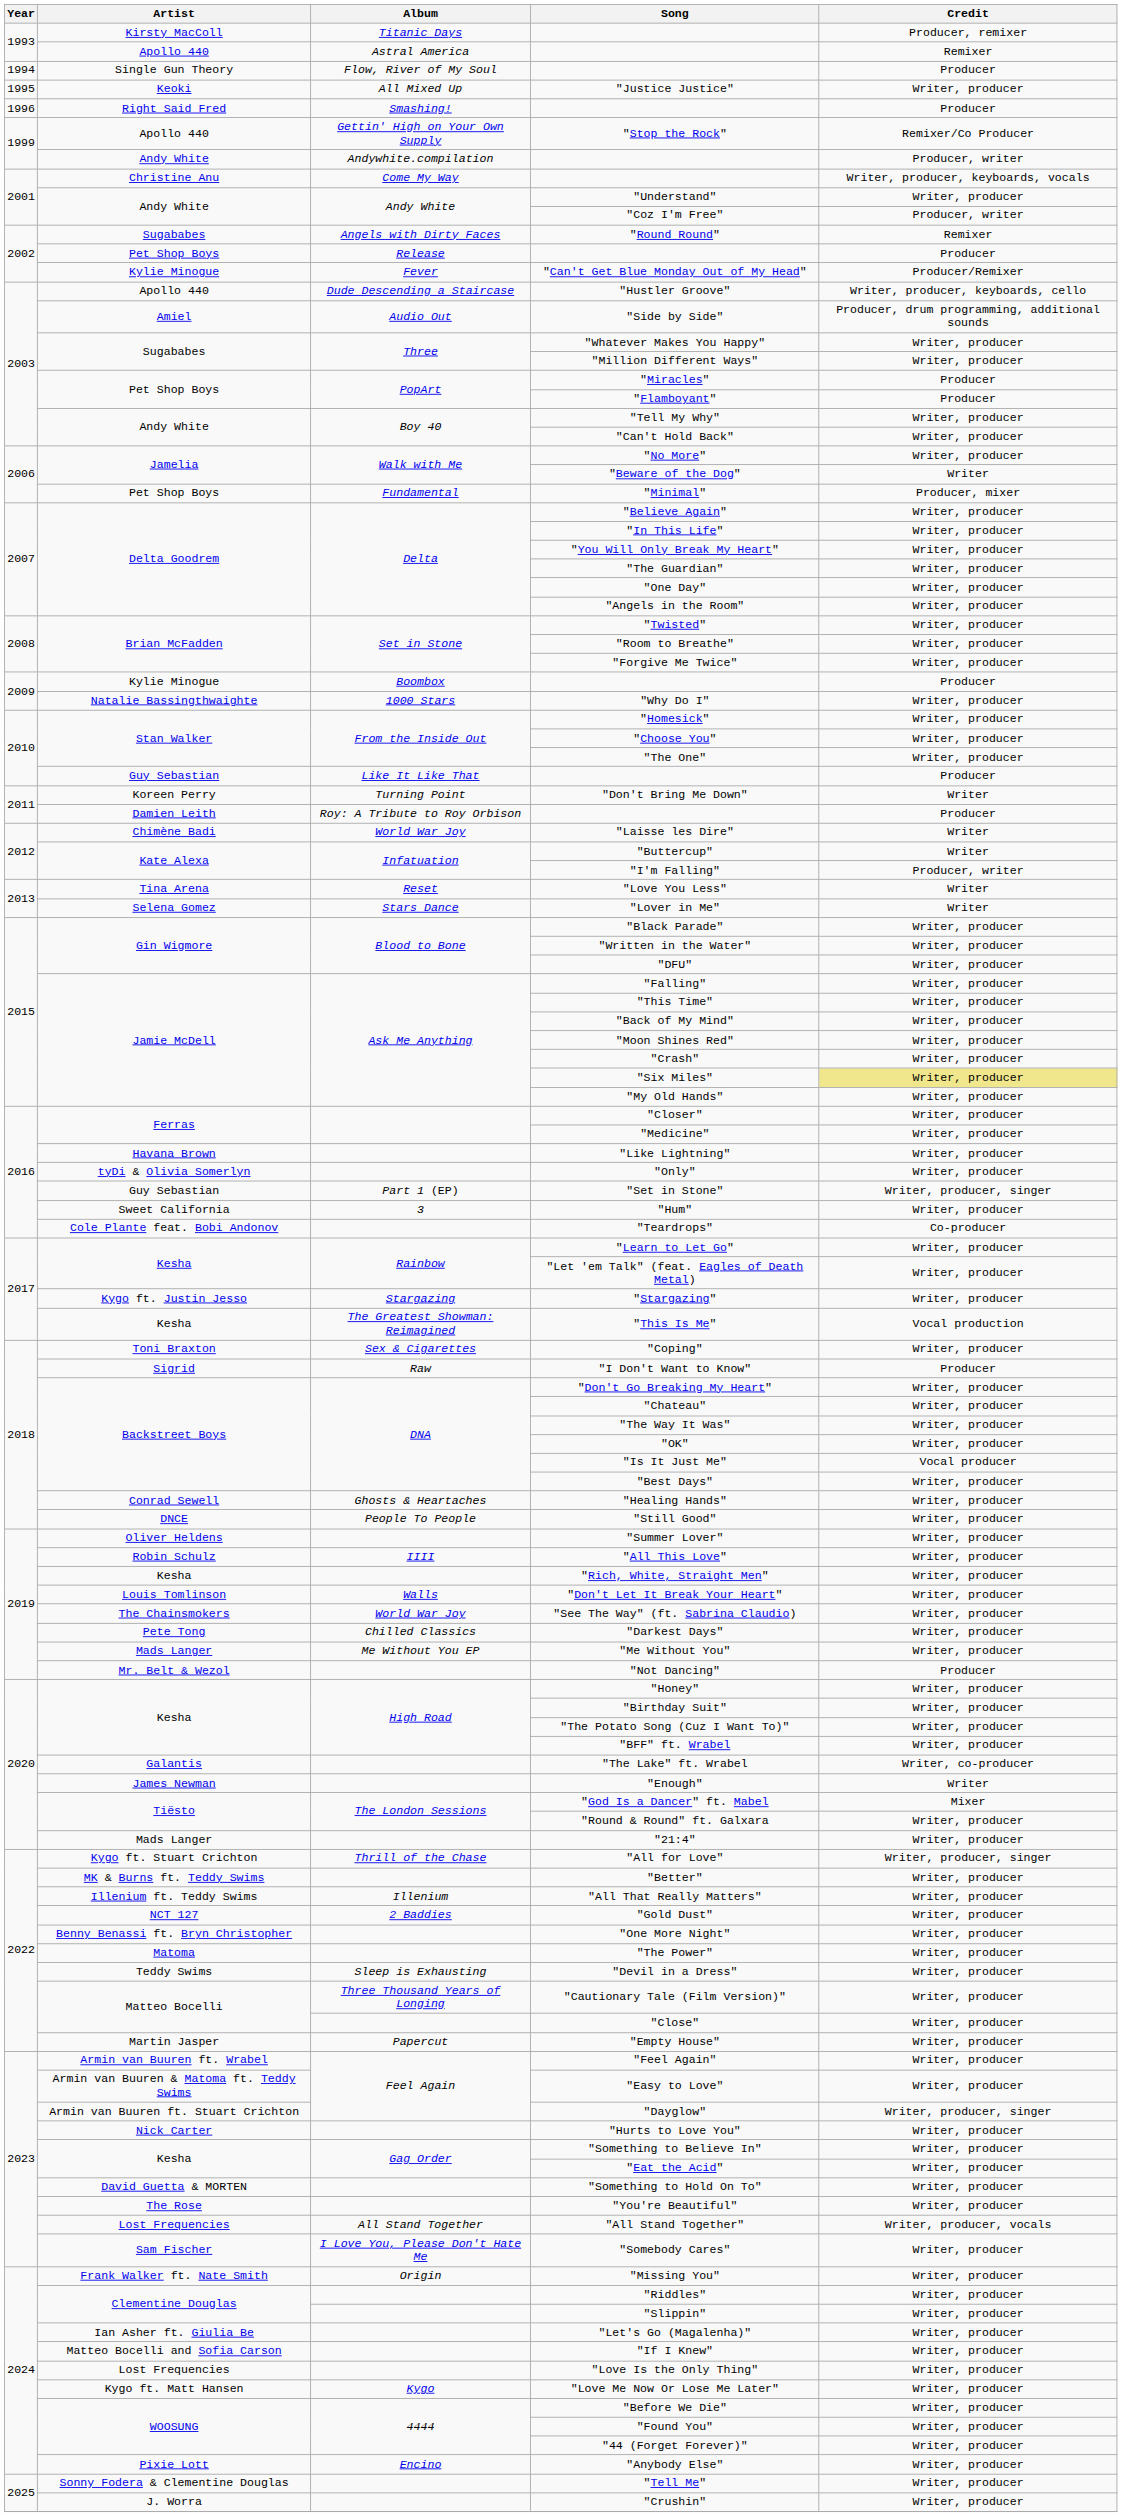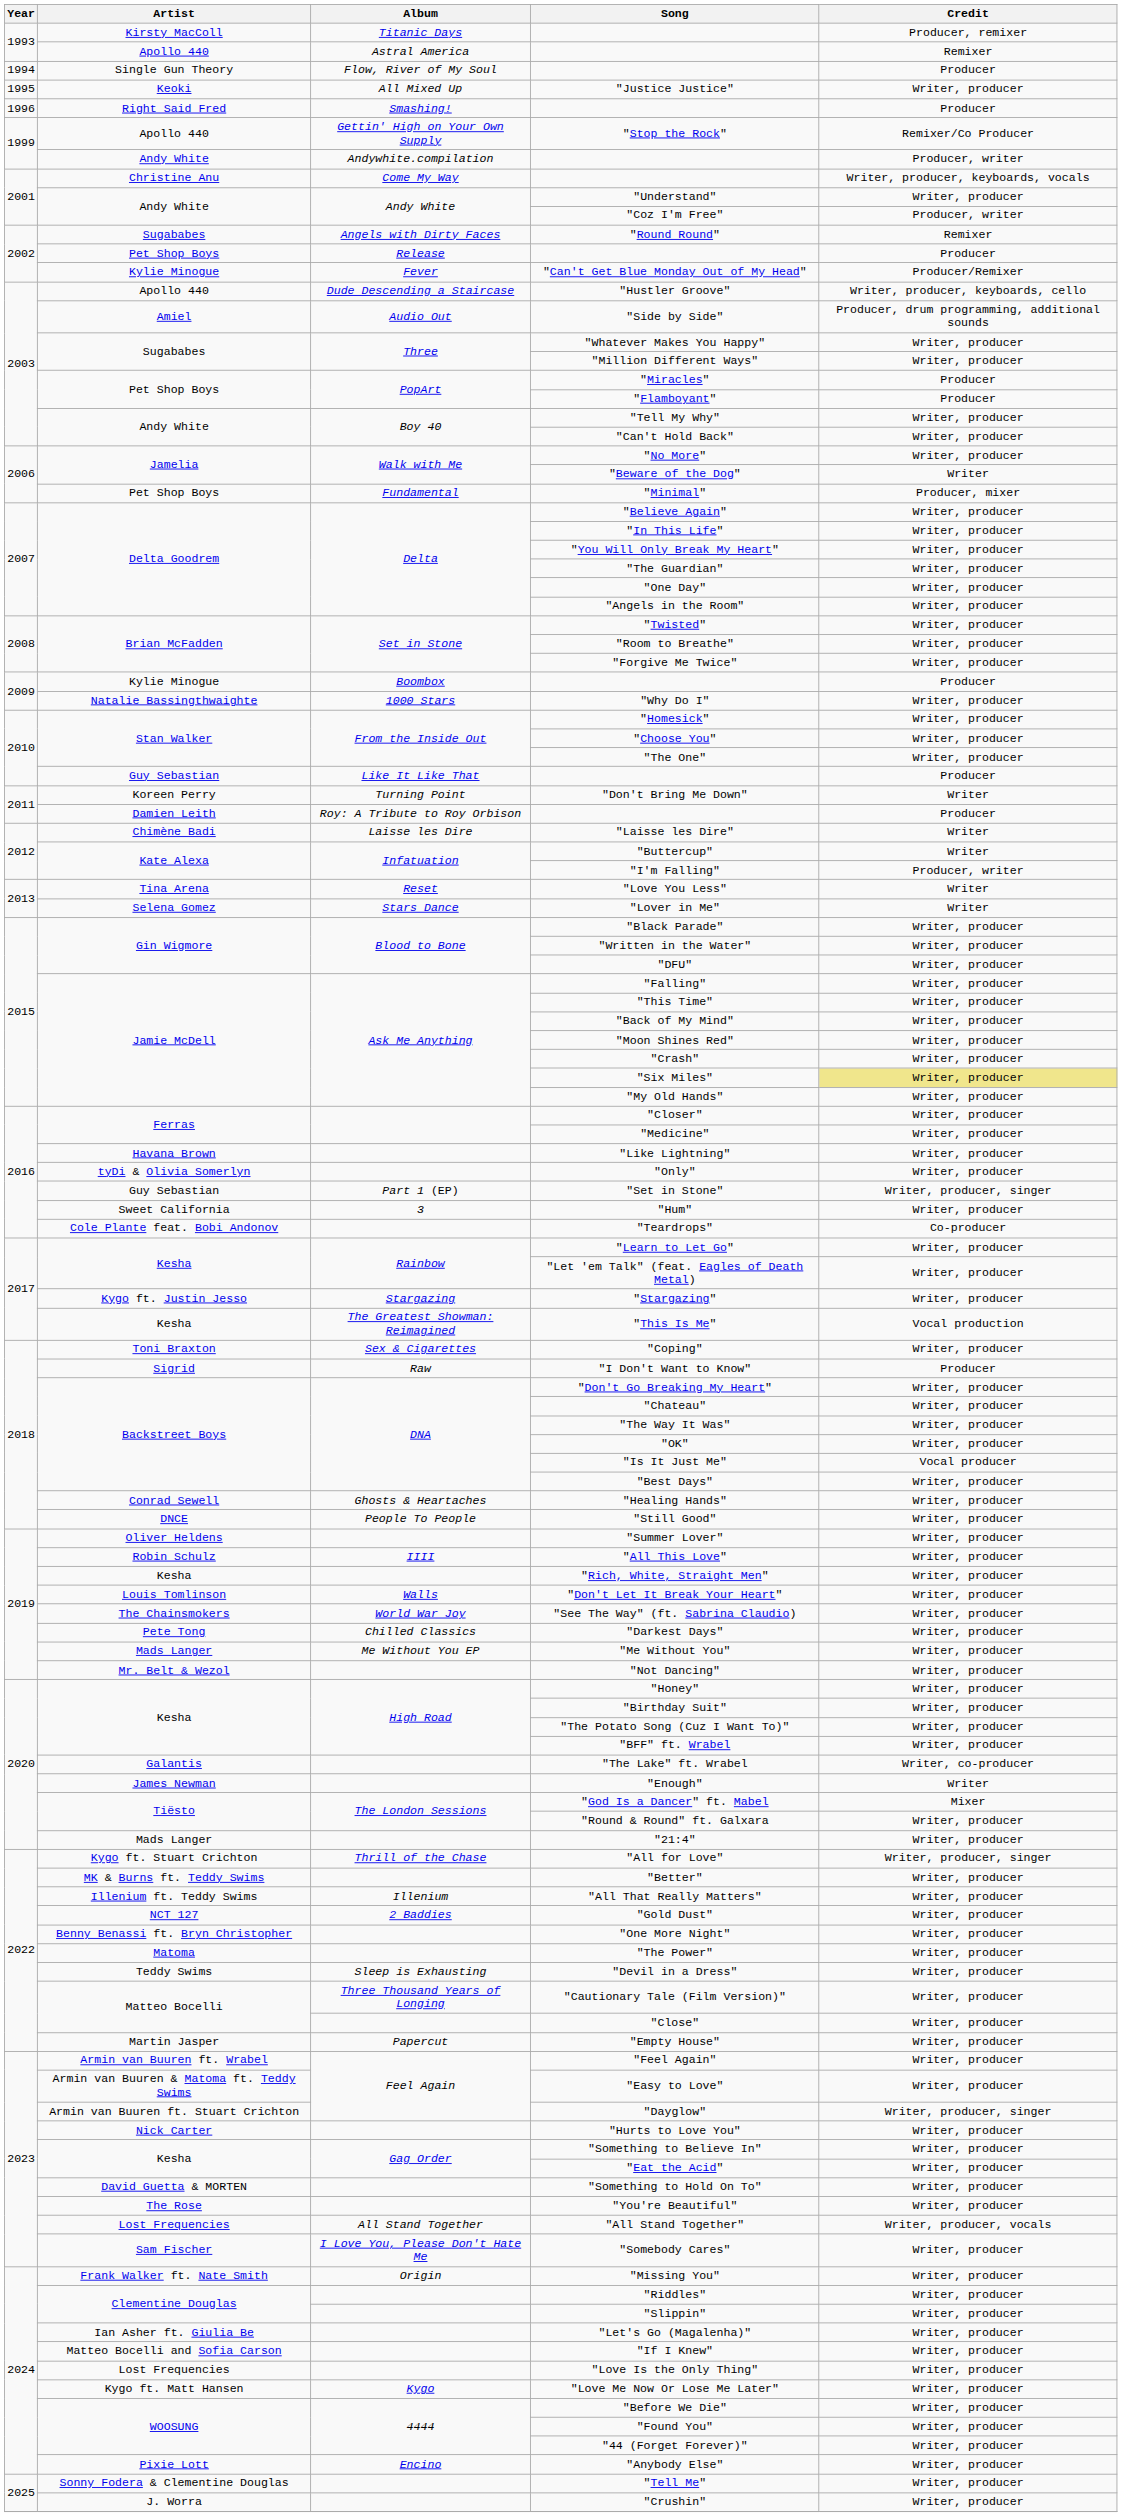(420, 833) World War Joy -> (420, 833) Laisse les Dire
(968, 1670) Producer -> (968, 1670) Writer, producer
